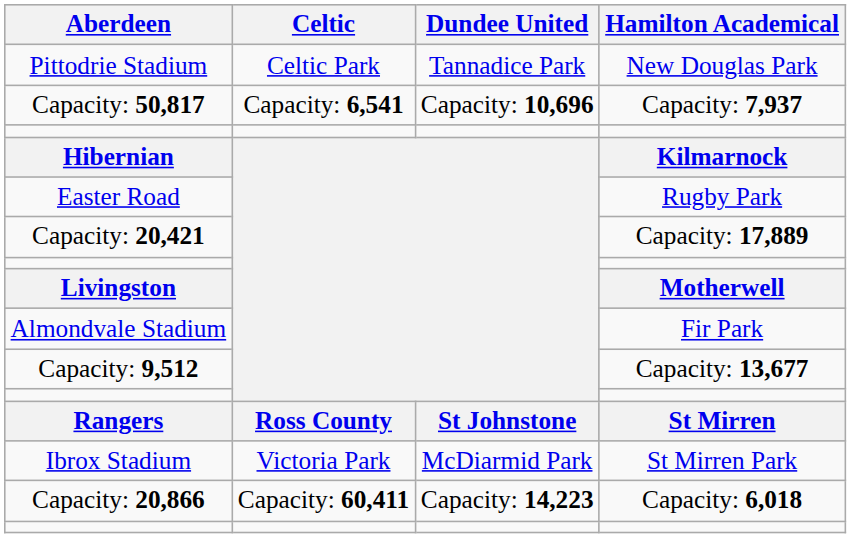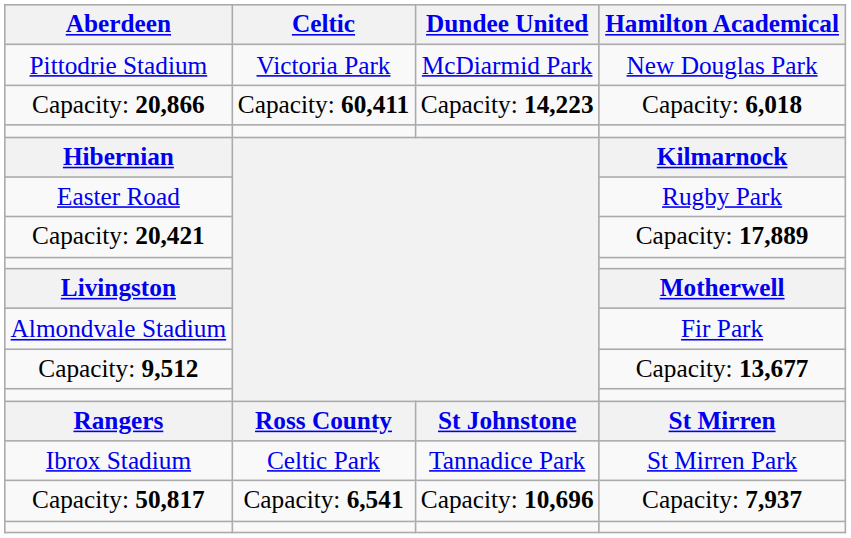(323, 64) Celtic Park -> (323, 64) Victoria Park
(507, 64) Tannadice Park -> (507, 64) McDiarmid Park
rows swapped: (118, 500) <-> (118, 104)
(323, 460) Victoria Park -> (323, 460) Celtic Park
(507, 460) McDiarmid Park -> (507, 460) Tannadice Park
